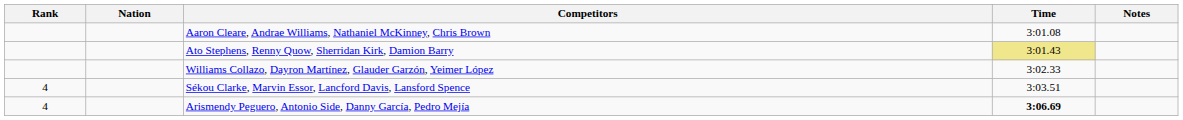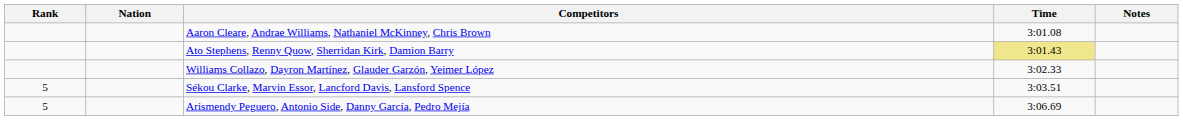(45, 88) 4 -> (45, 88) 5
(45, 106) 4 -> (45, 106) 5
(1044, 106) bold -> (1044, 106) normal
